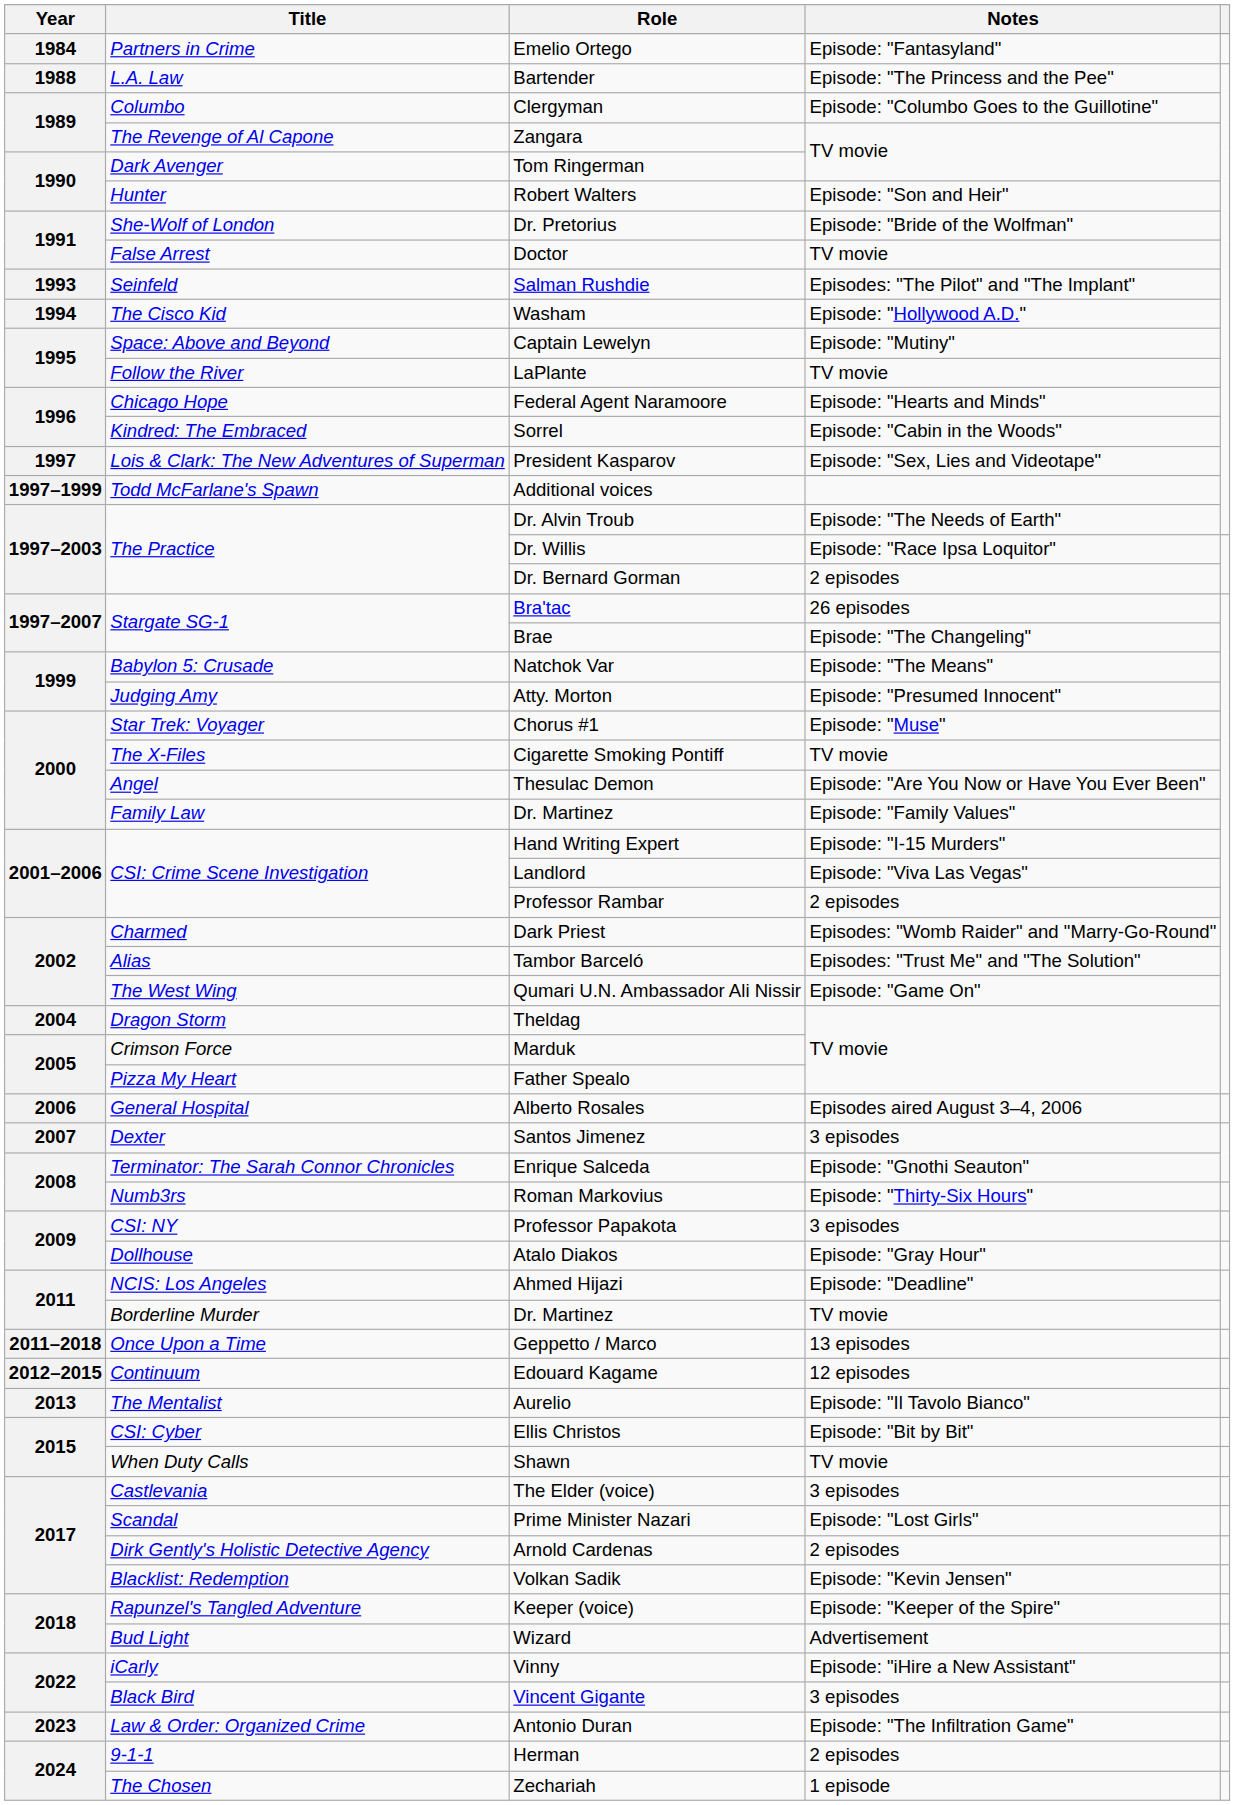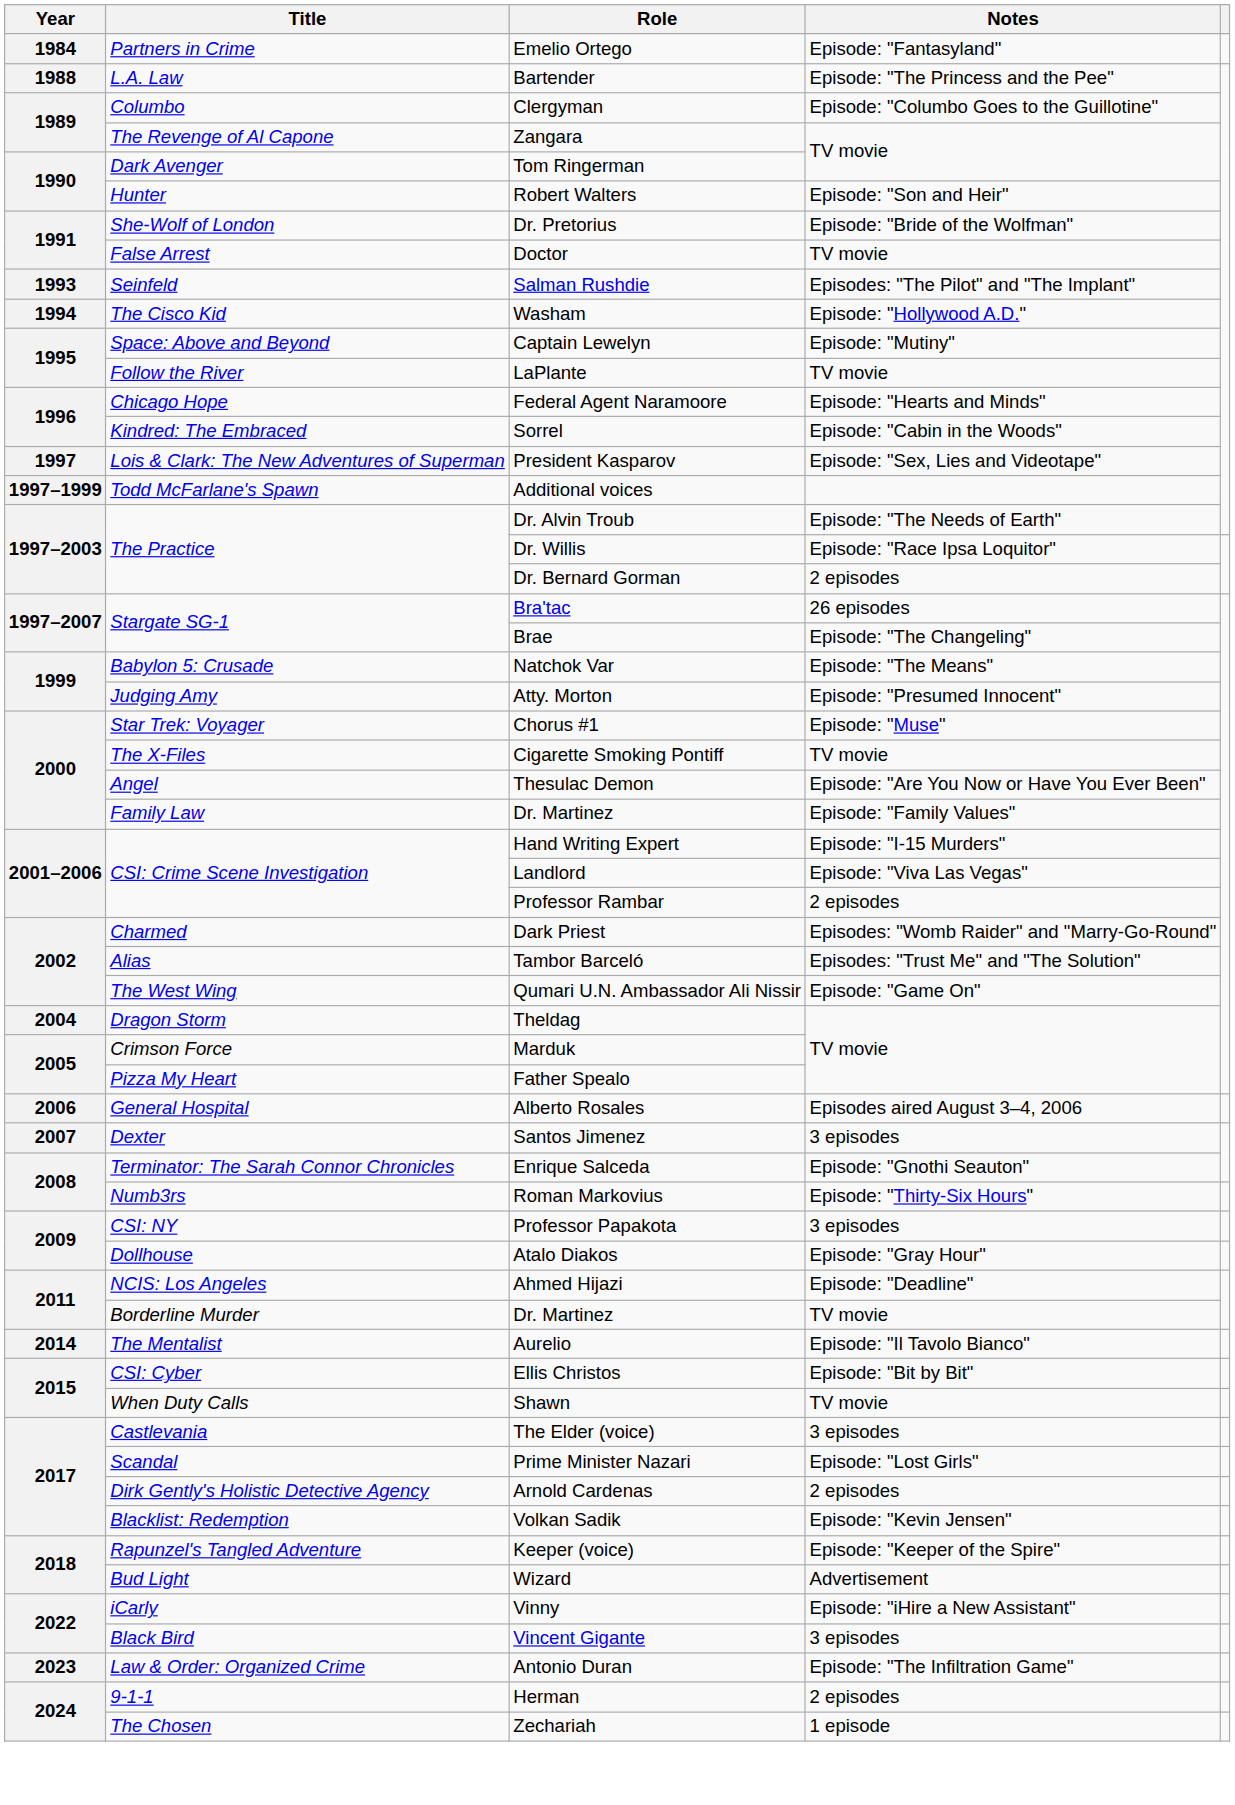- row: (188, 1343)
- row: (155, 1373)
(55, 1402) 2013 -> (55, 1343) 2014
